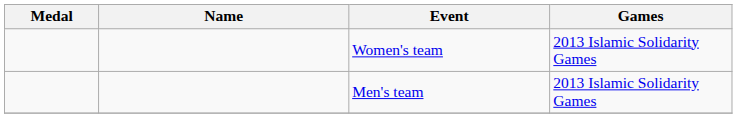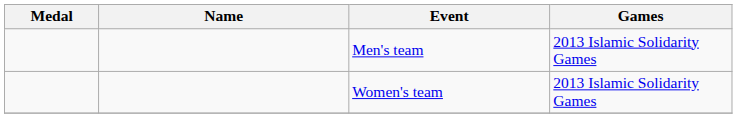rows swapped: (398, 50) <-> (388, 92)
